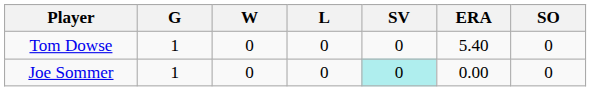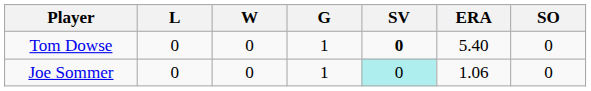columns swapped: (175, 18) <-> (324, 18)
(399, 45) normal -> (399, 45) bold
(474, 72) 0.00 -> (474, 72) 1.06
